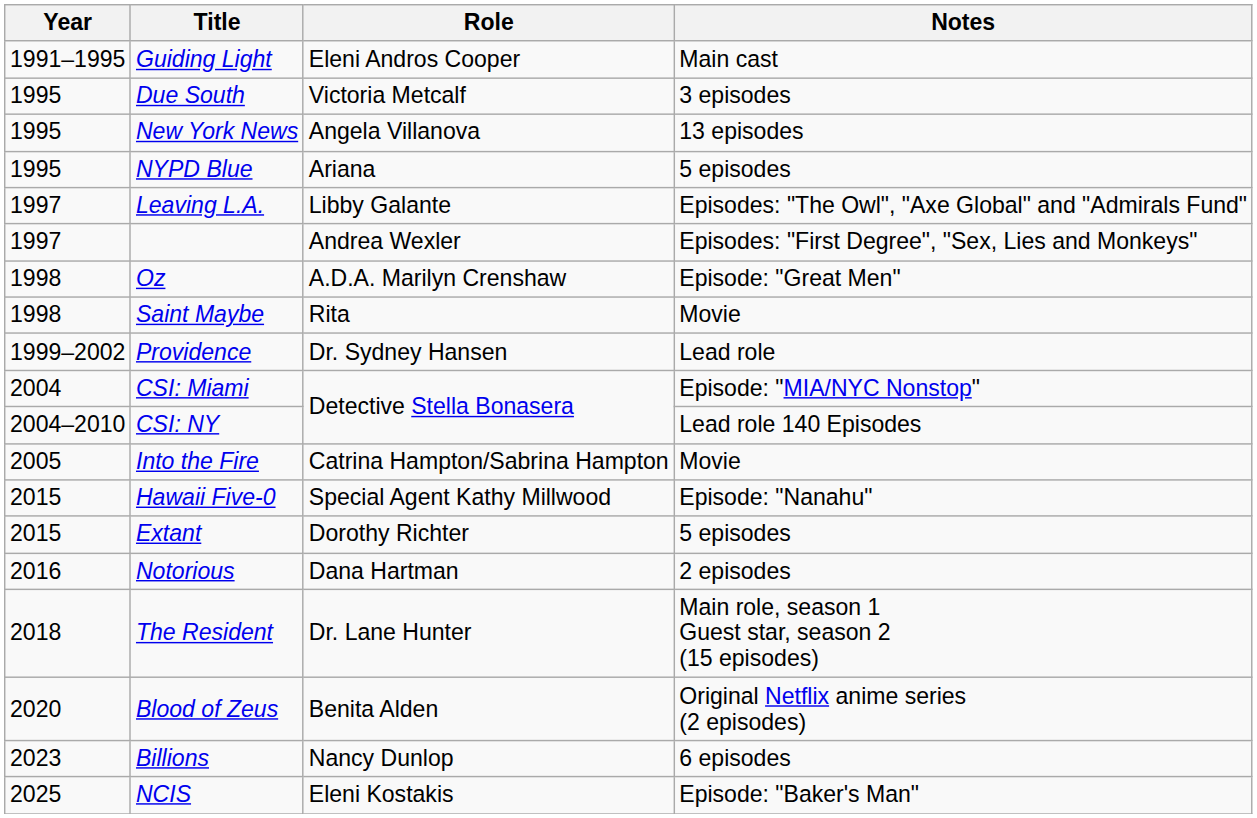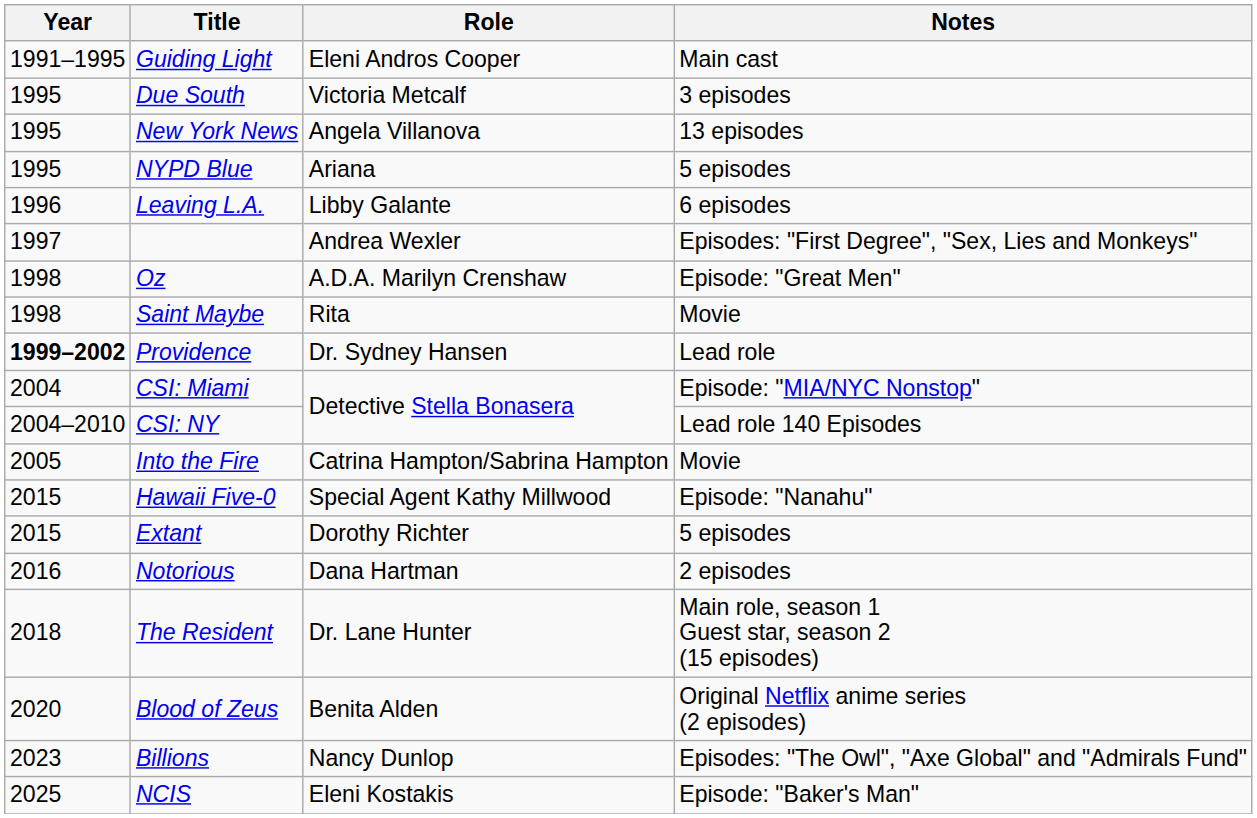(36, 205) 1997 -> (36, 205) 1996
(963, 205) Episodes: "The Owl", "Axe Global" and "Admirals Fund" -> (735, 205) 6 episodes
(68, 351) normal -> (68, 351) bold
(735, 758) 6 episodes -> (963, 758) Episodes: "The Owl", "Axe Global" and "Admirals Fund"
